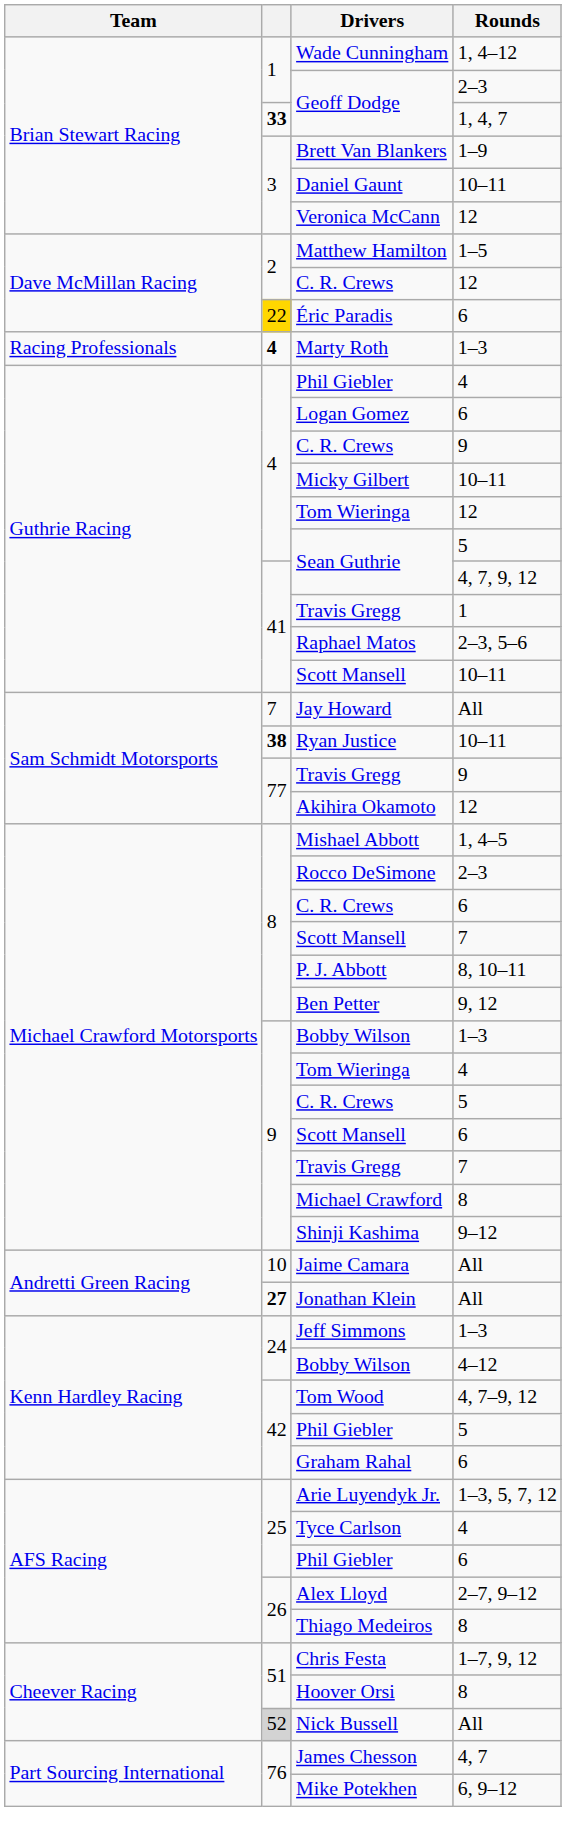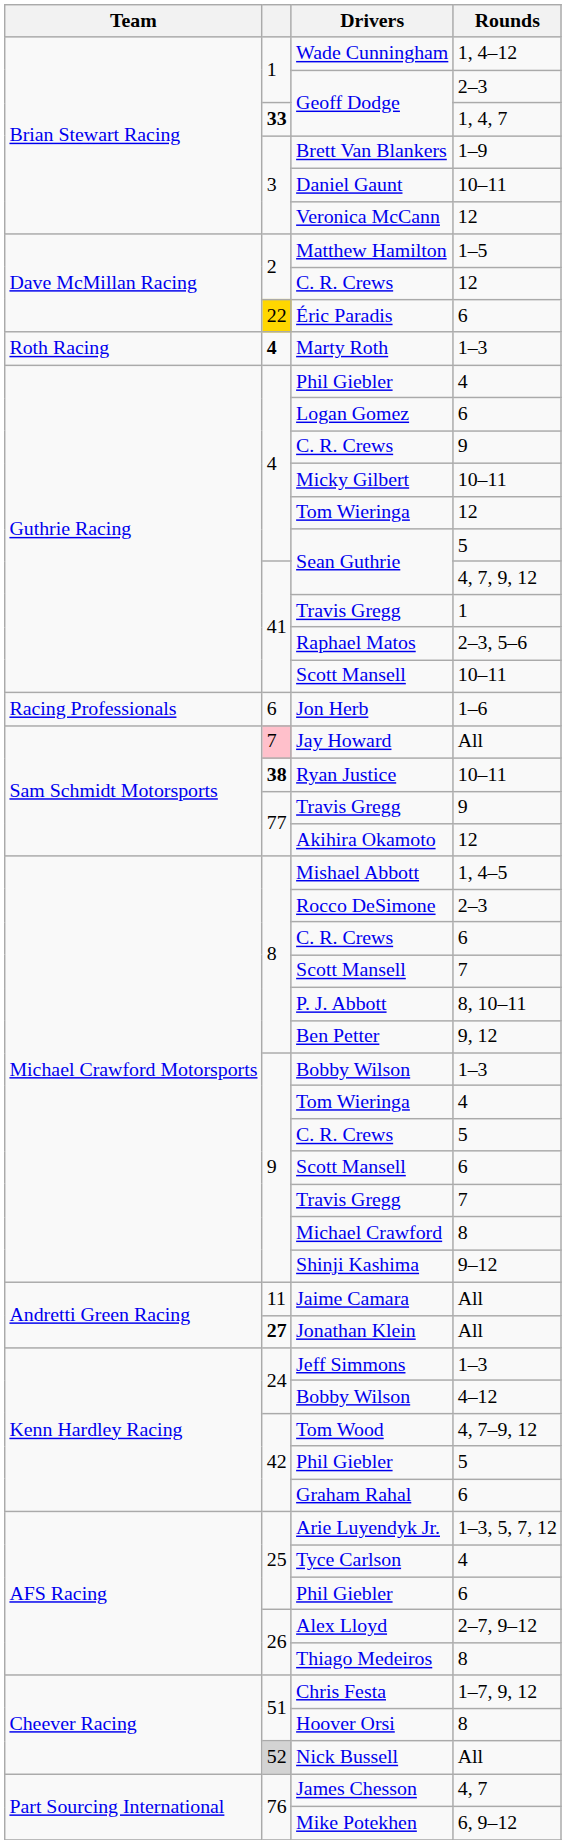(93, 348) Racing Professionals -> (59, 348) Roth Racing
+ row: (332, 708)
(272, 708) no background -> (272, 741) pink background
(277, 1265) 10 -> (276, 1298) 11
